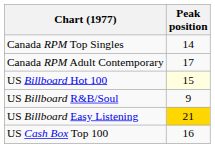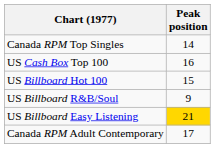rows swapped: (85, 62) <-> (58, 134)
(188, 80) lightyellow background -> (188, 80) no background
